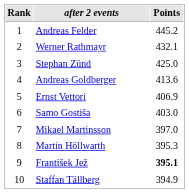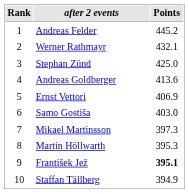(167, 130) 397.0 -> (167, 130) 397.3
